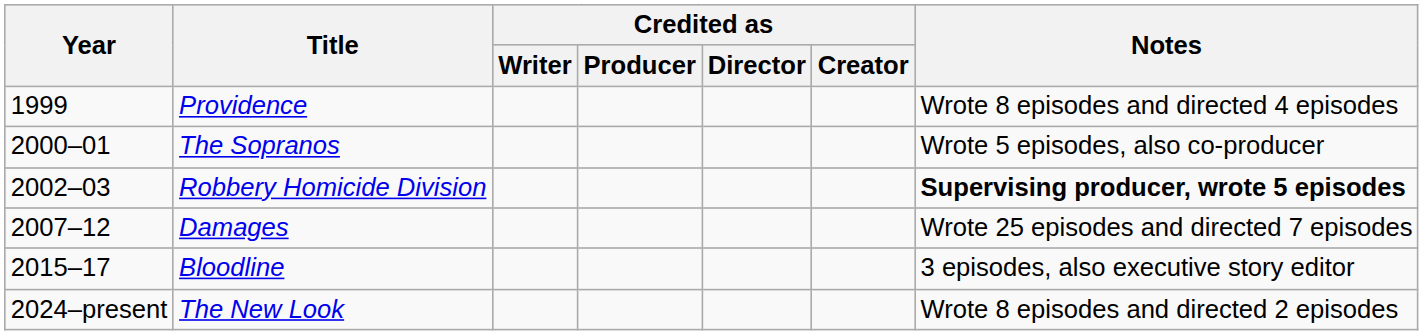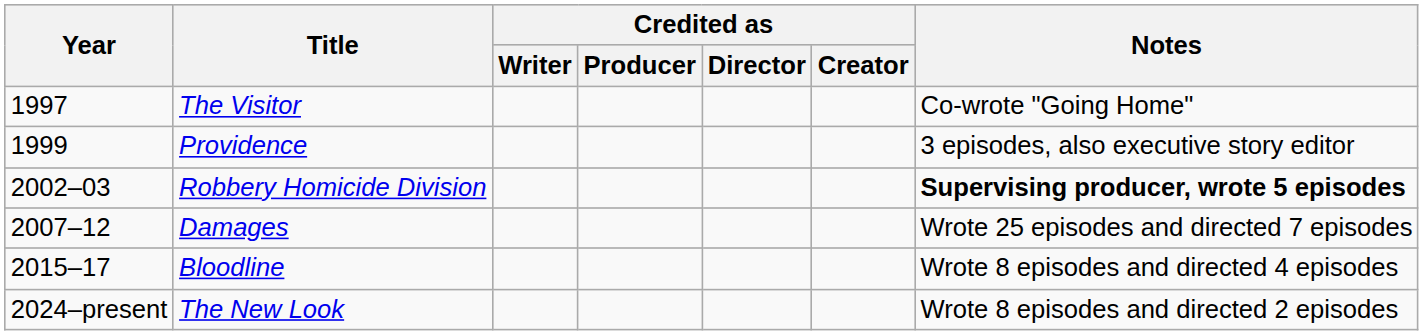+ row: (240, 106)
(1159, 106) Wrote 8 episodes and directed 4 episodes -> (1138, 146) 3 episodes, also executive story editor
- row: (259, 146)
(1138, 268) 3 episodes, also executive story editor -> (1159, 268) Wrote 8 episodes and directed 4 episodes
